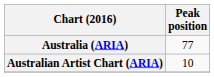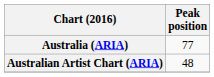(188, 63) 10 -> (188, 63) 48
